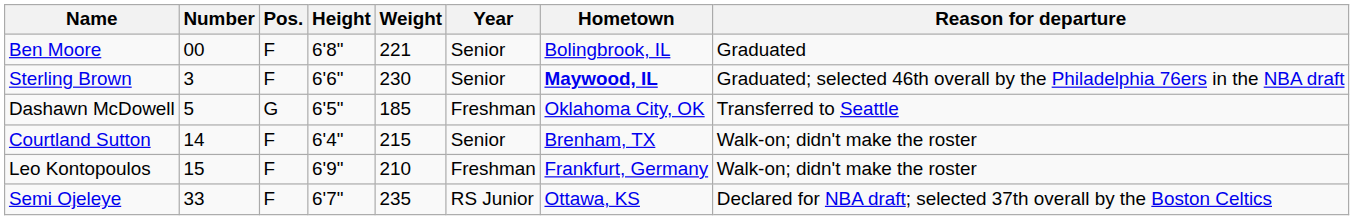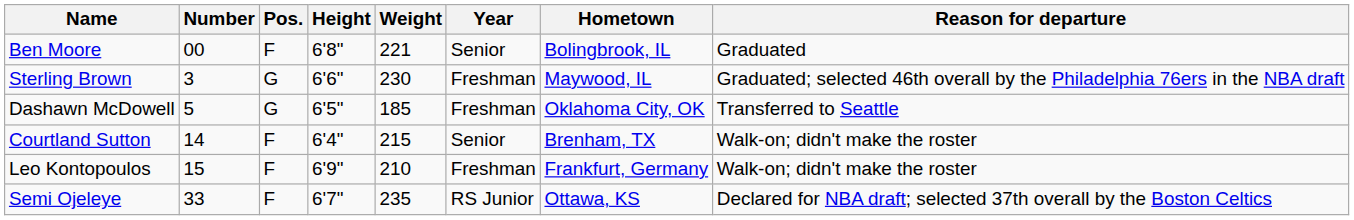(269, 79) F -> (271, 79) G
(478, 79) Senior -> (493, 79) Freshman
(601, 79) bold -> (598, 79) normal
